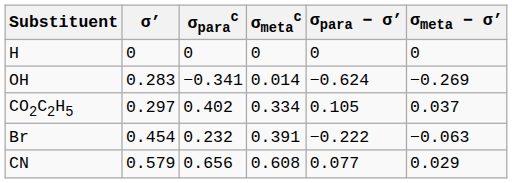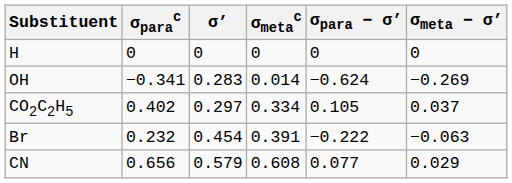columns swapped: (151, 22) <-> (213, 22)
